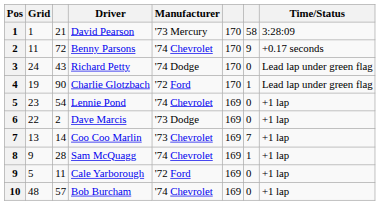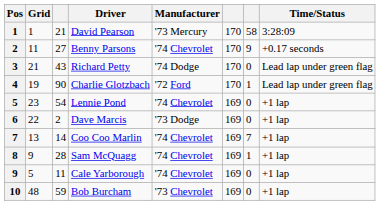(61, 49) 72 -> (61, 49) 27
(33, 66) 24 -> (33, 66) 21
(184, 138) '73 Chevrolet -> (184, 138) '74 Chevrolet
(173, 173) '72 Ford -> (184, 173) '74 Chevrolet
(61, 191) 57 -> (61, 191) 59
(184, 191) '74 Chevrolet -> (184, 191) '73 Chevrolet
